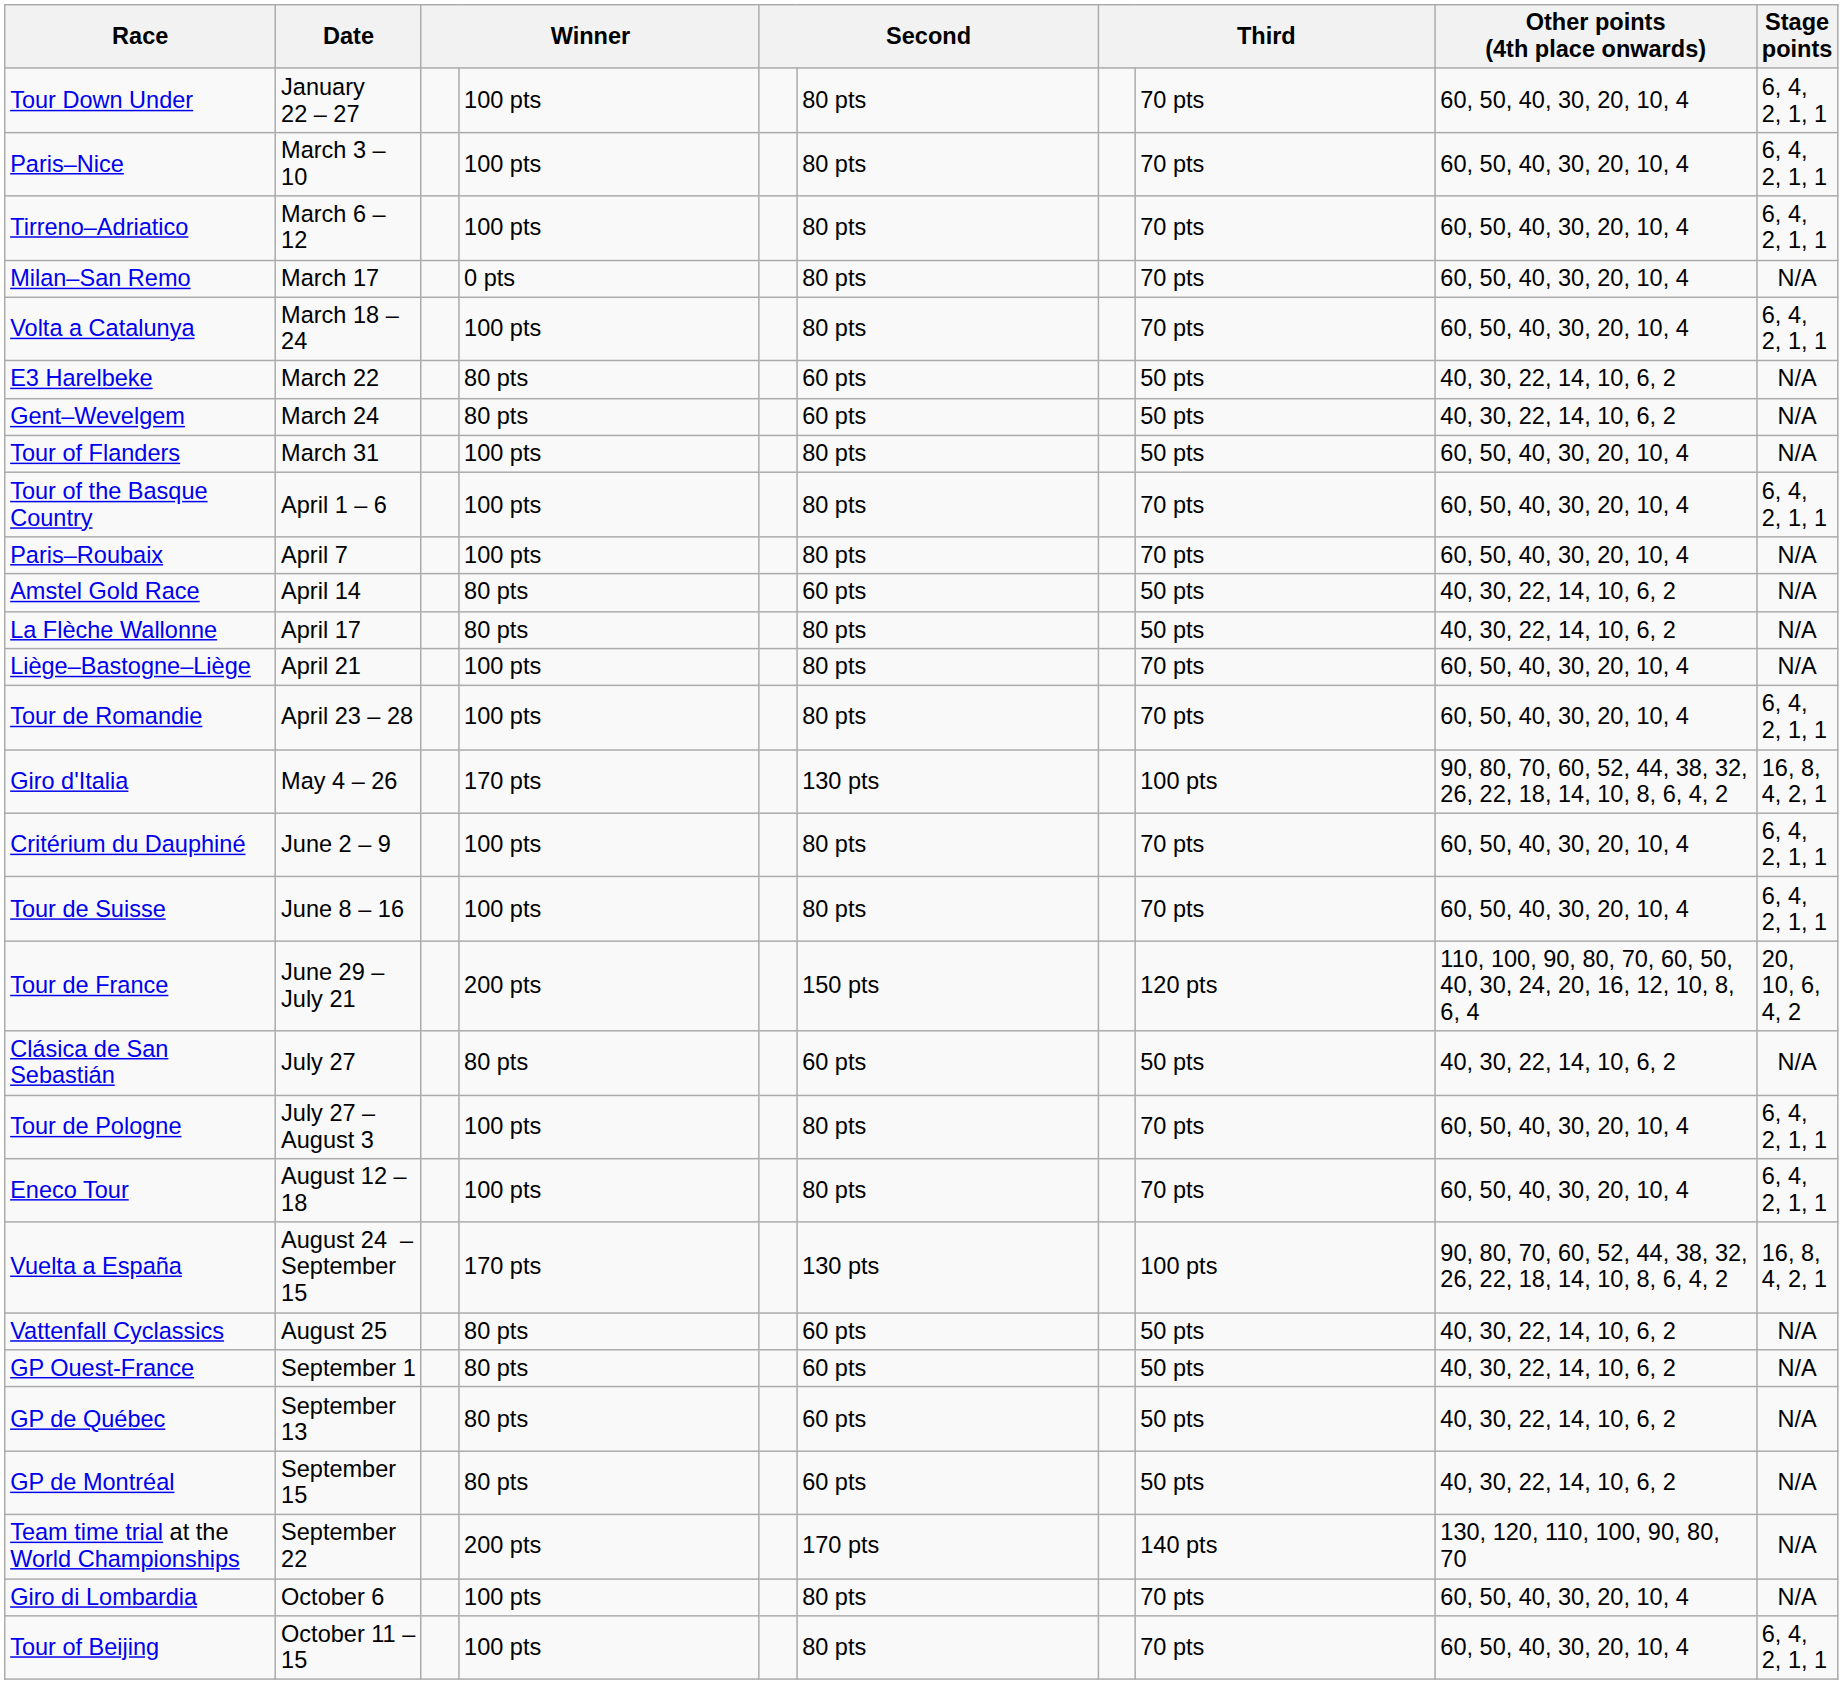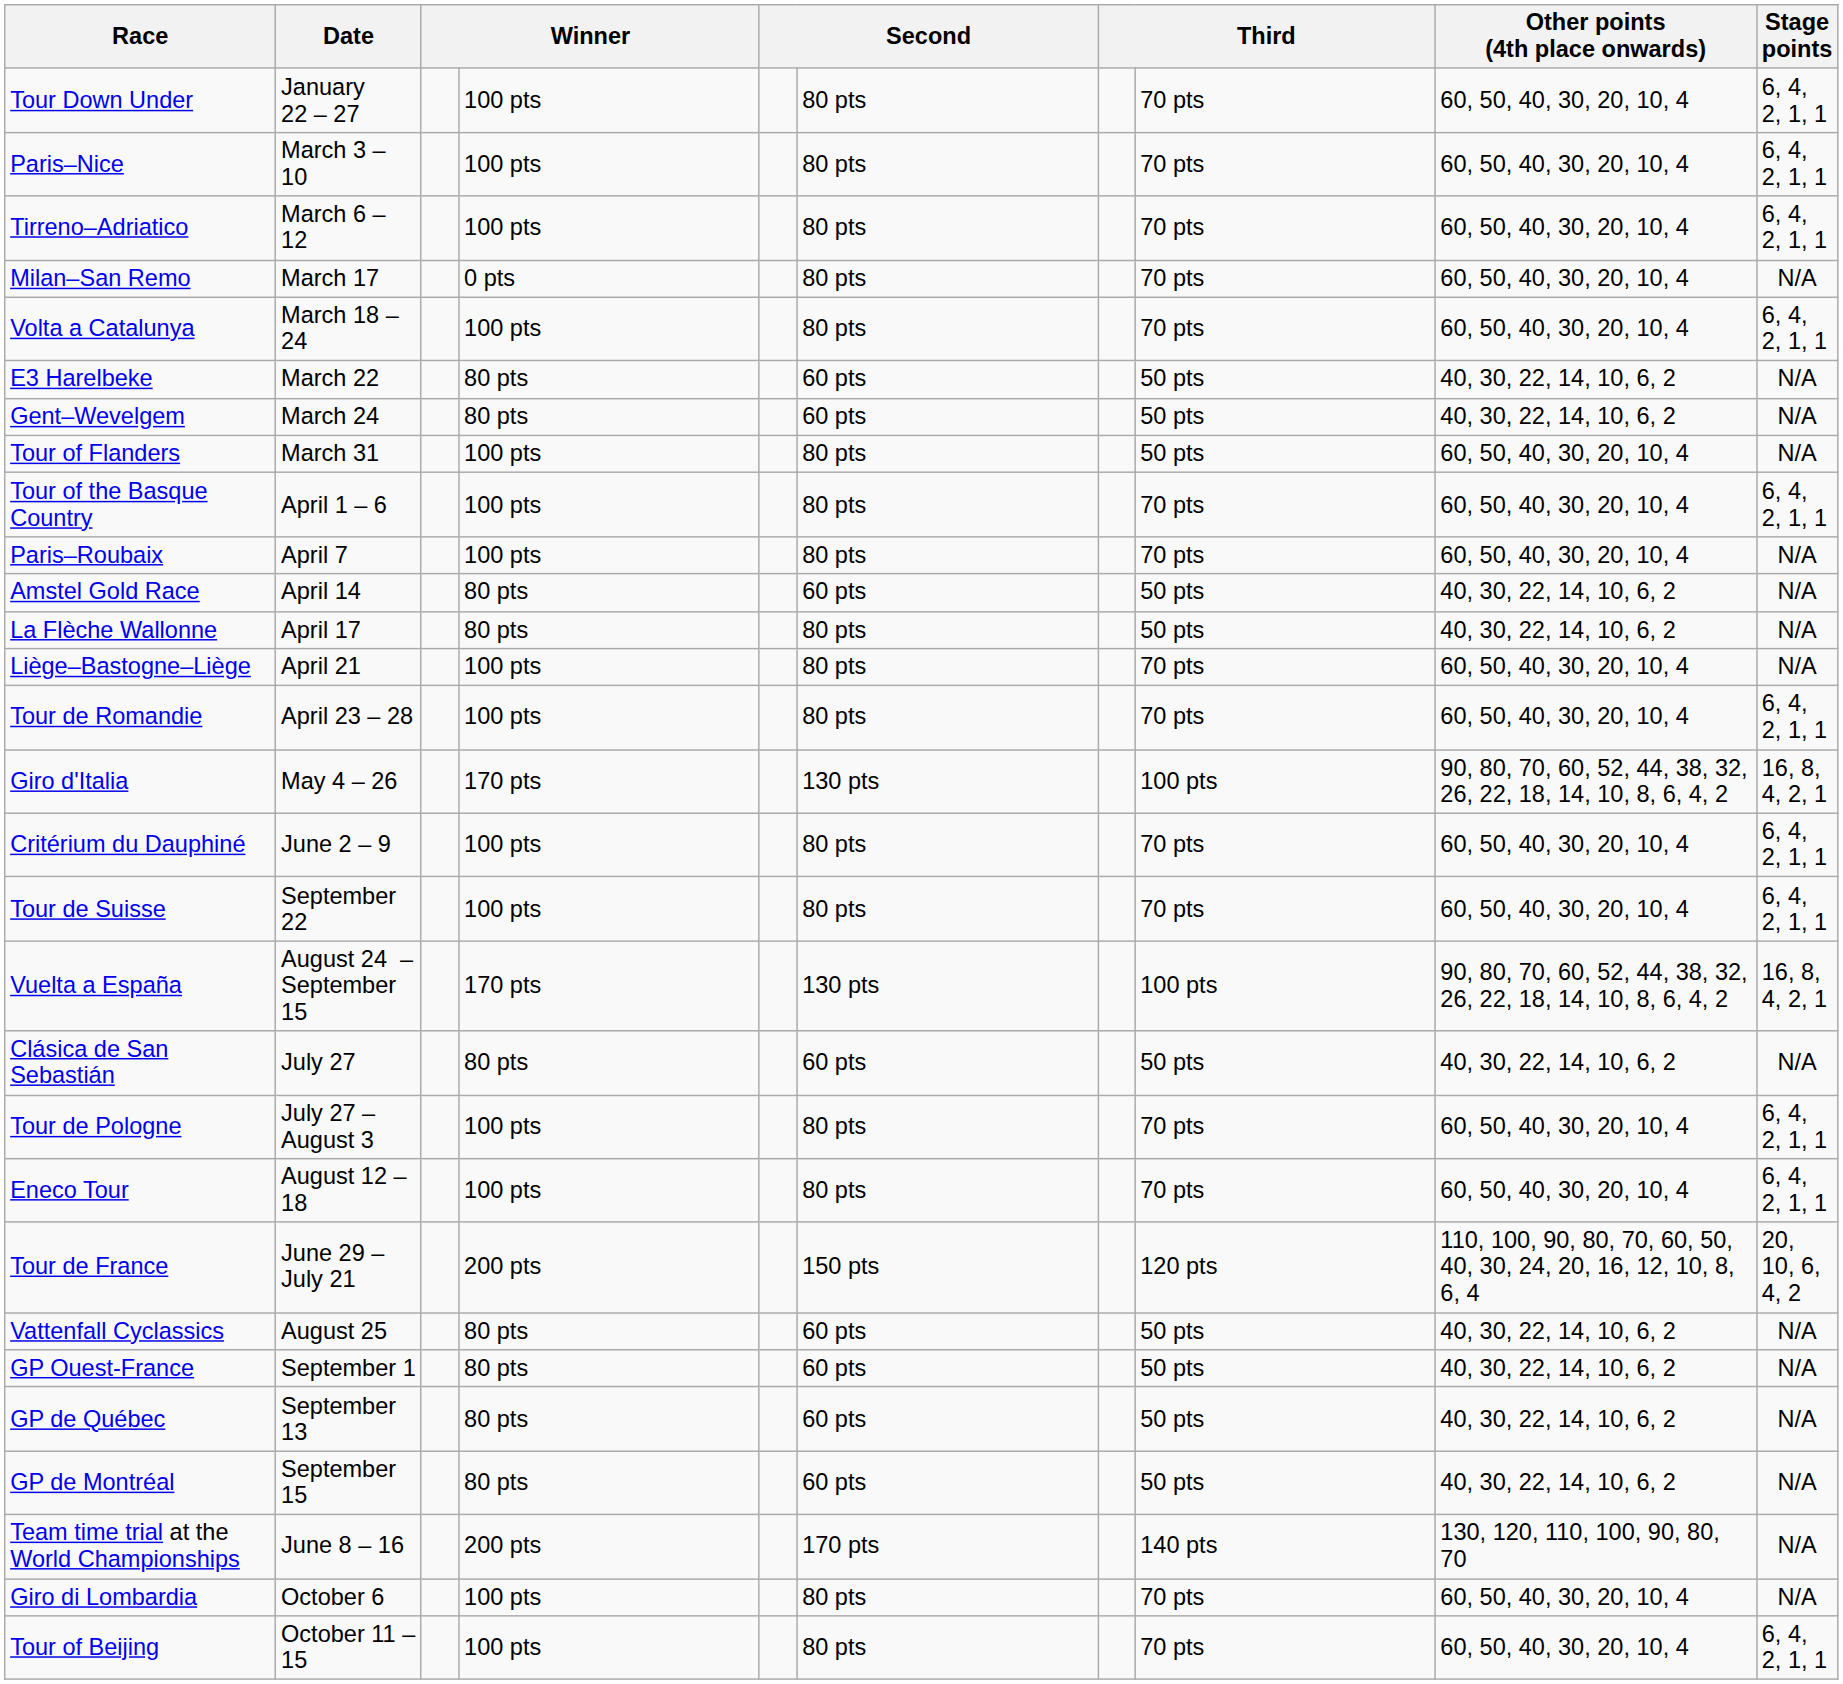(343, 908) June 8 – 16 -> (339, 908) September 22
rows swapped: (89, 985) <-> (96, 1267)
(339, 1546) September 22 -> (343, 1546) June 8 – 16
